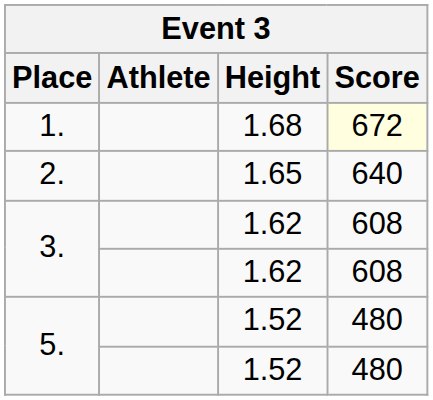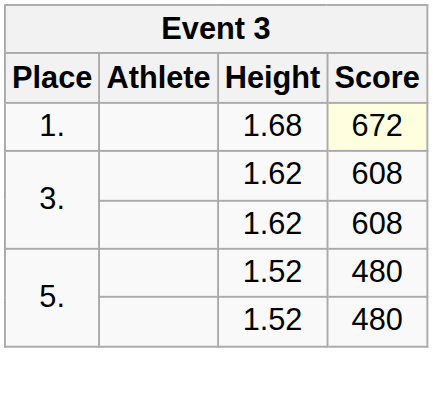- row: (52, 175)
